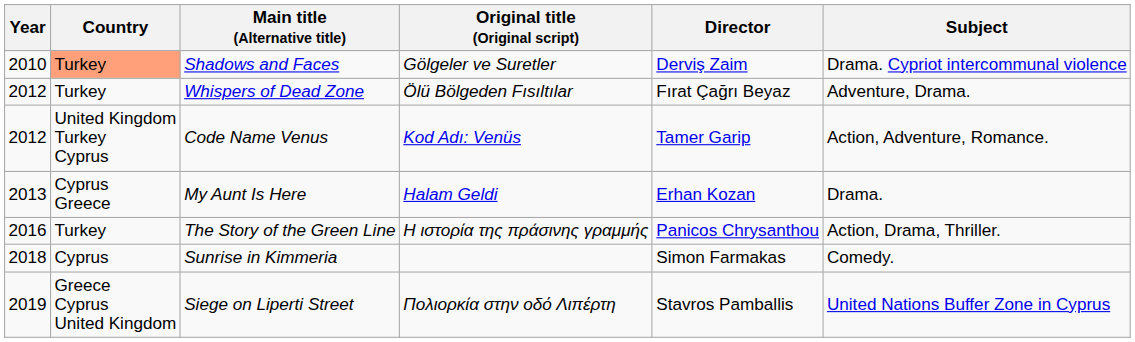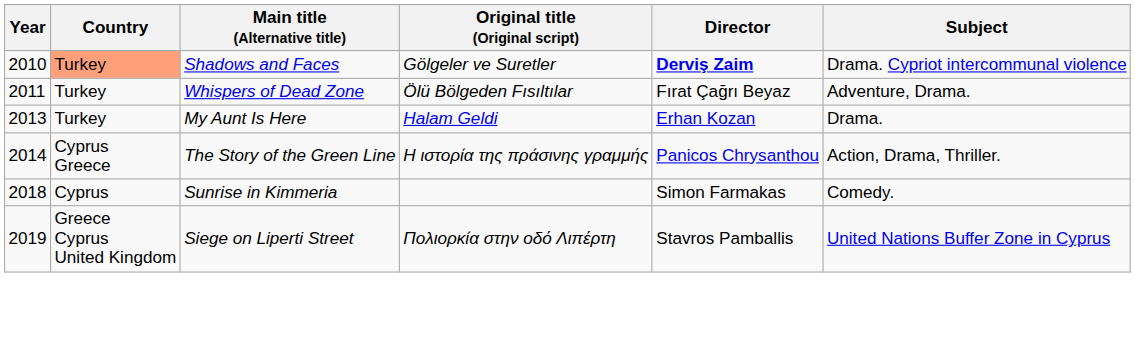(702, 64) normal -> (705, 64) bold
(28, 91) 2012 -> (27, 91) 2011
- row: (256, 138)
(83, 194) Cyprus Greece -> (80, 118) Turkey
(28, 230) 2016 -> (28, 155) 2014
(80, 230) Turkey -> (83, 155) Cyprus Greece
